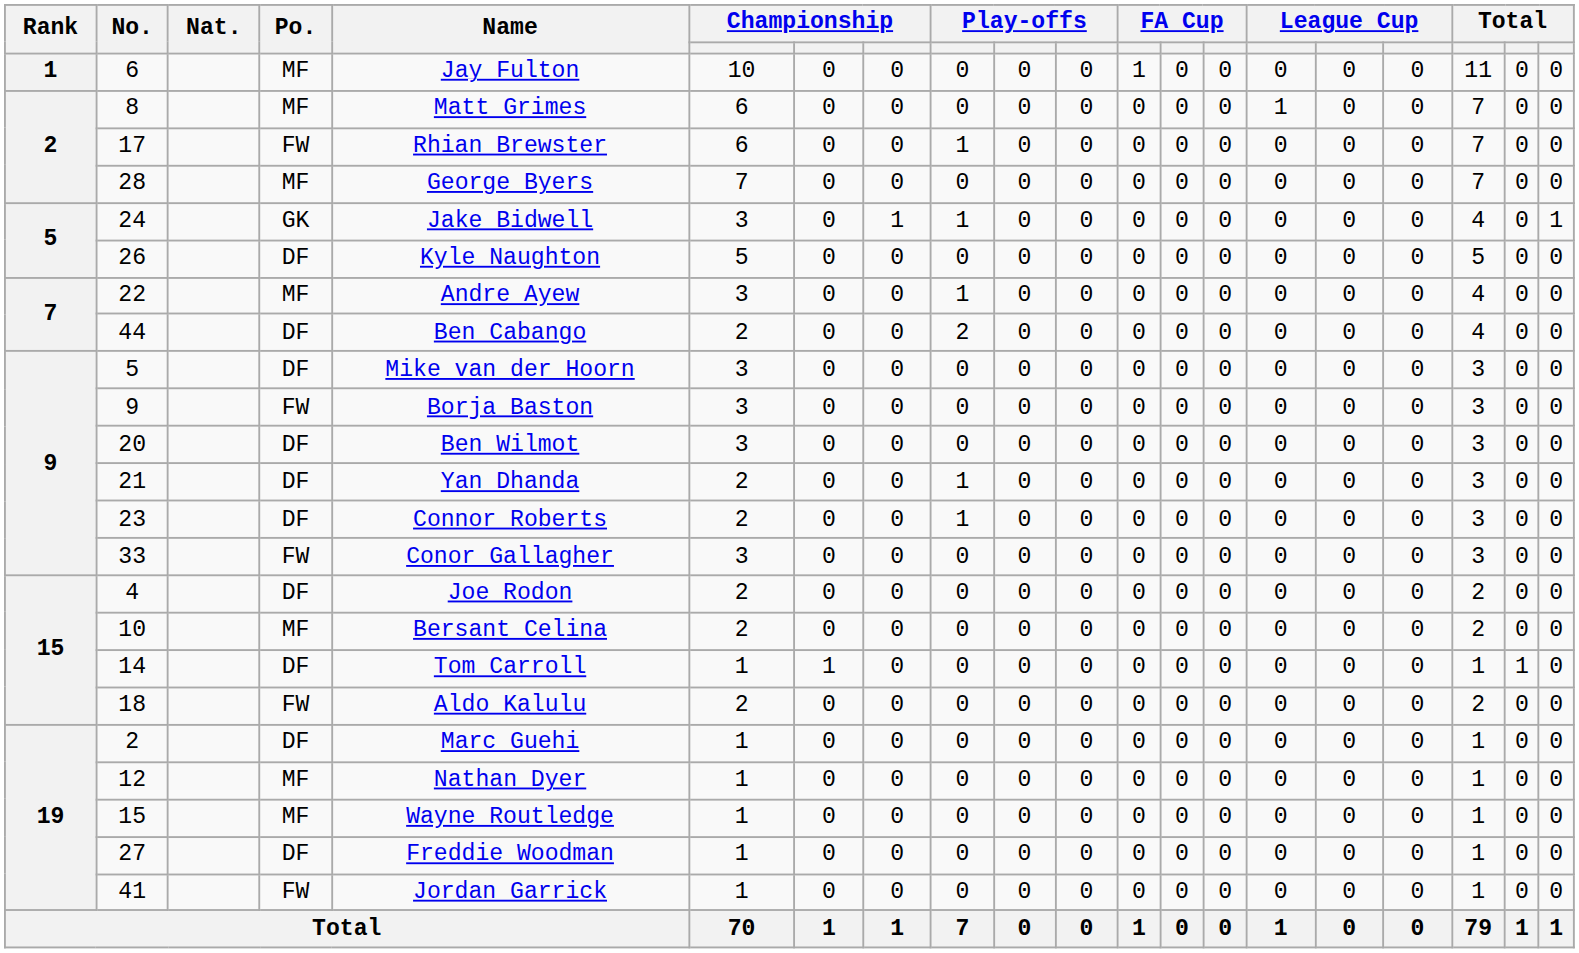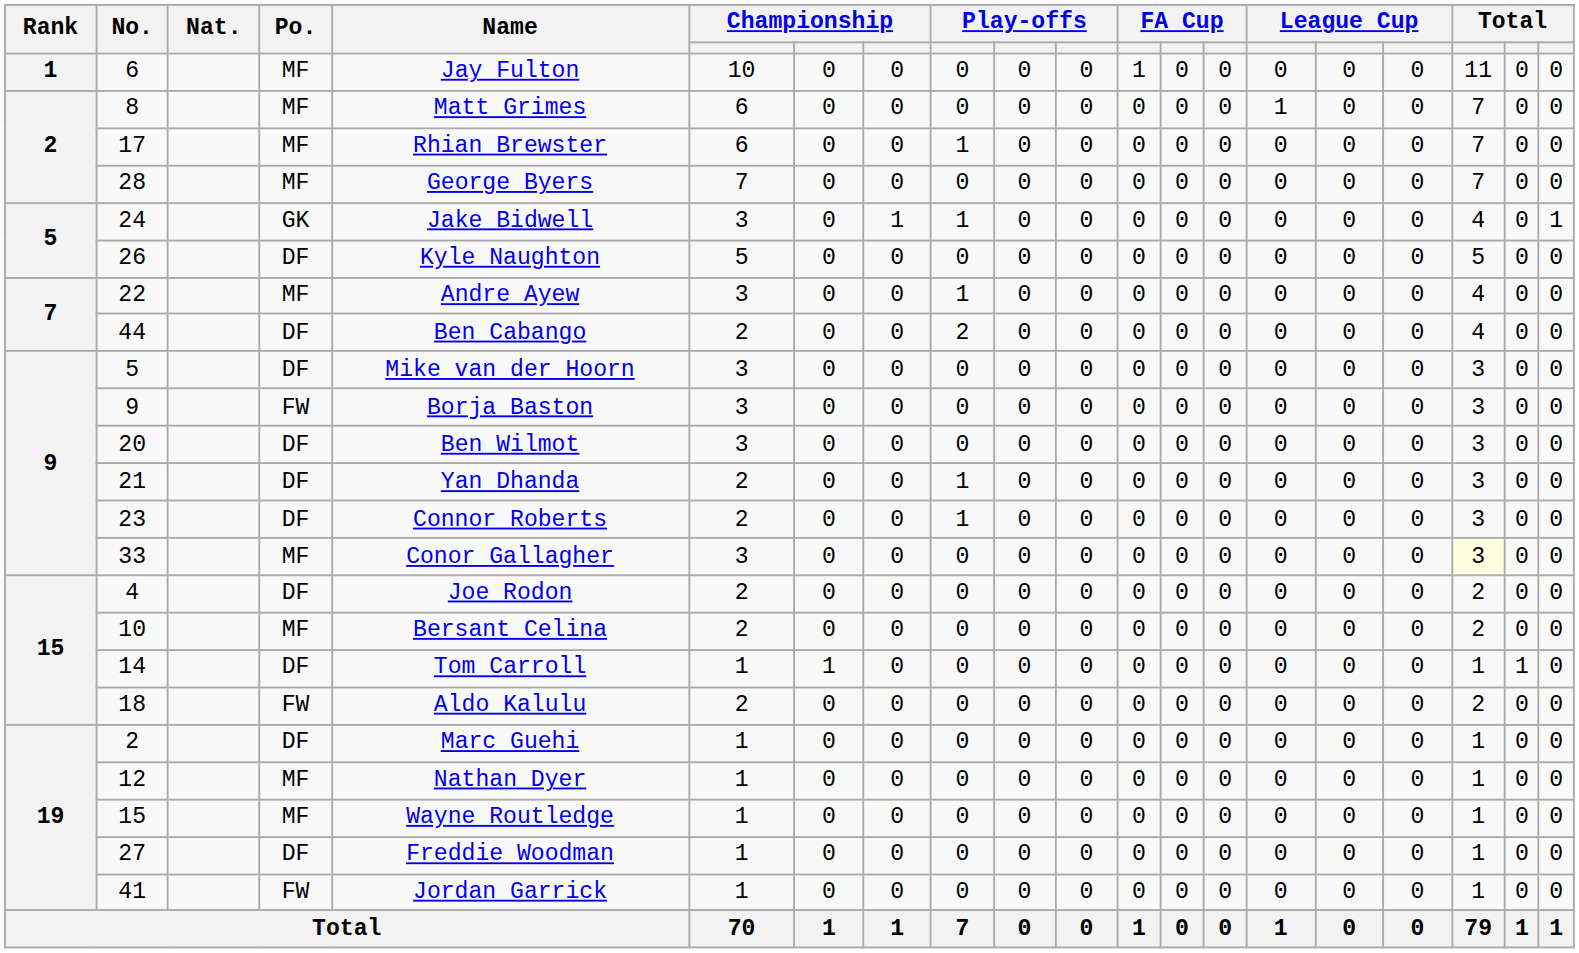(296, 147) FW -> (296, 147) MF
(296, 557) FW -> (296, 557) MF
(1478, 557) no background -> (1478, 557) lightyellow background
